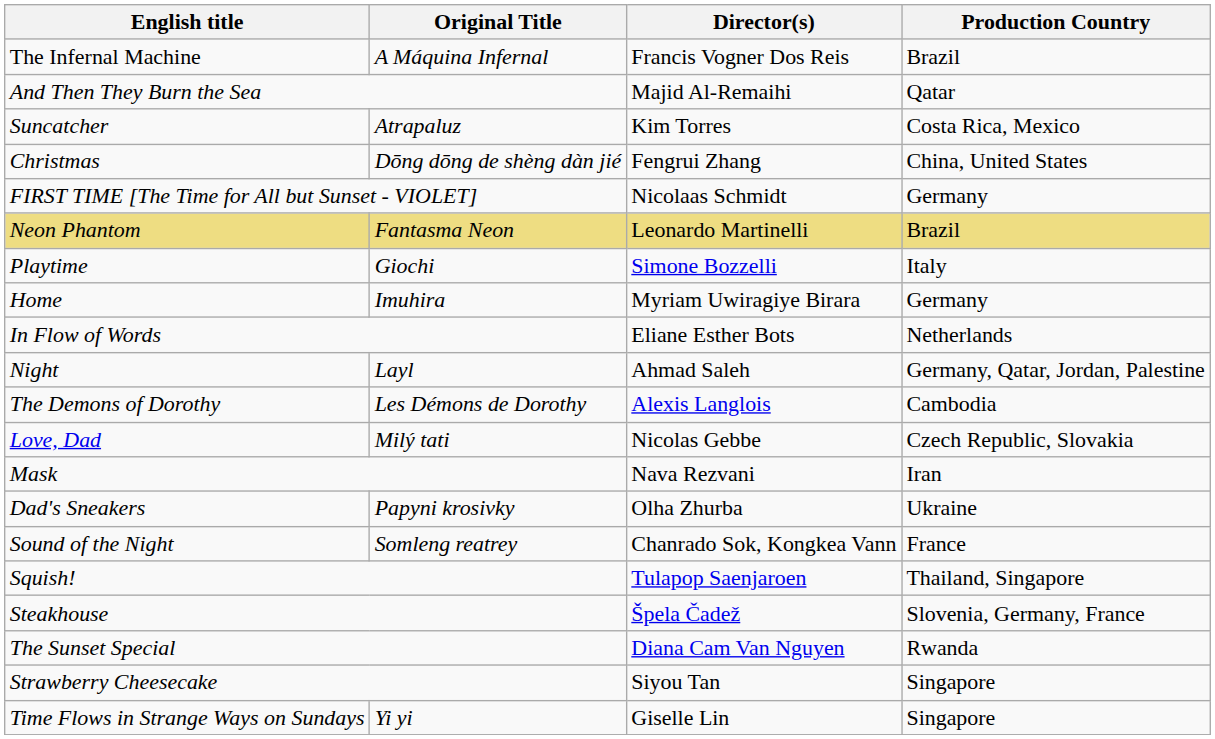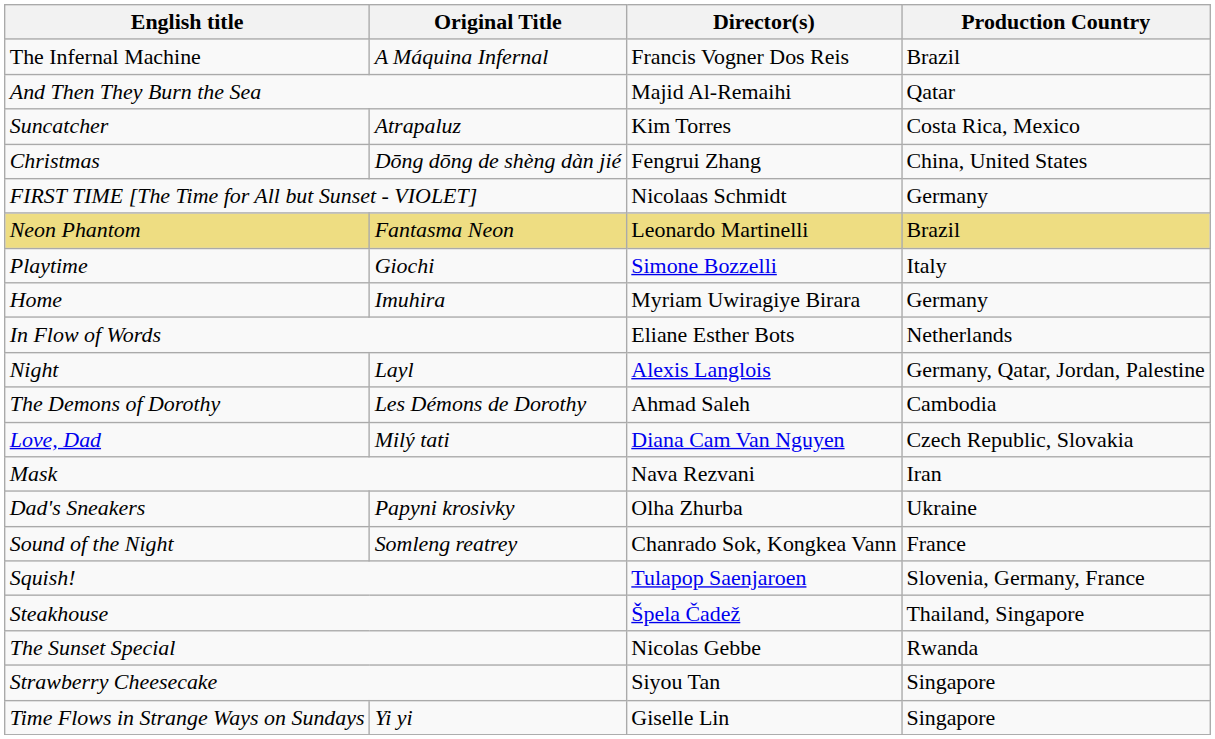(691, 369) Ahmad Saleh -> (701, 369) Alexis Langlois
(701, 404) Alexis Langlois -> (691, 404) Ahmad Saleh
(696, 439) Nicolas Gebbe -> (738, 439) Diana Cam Van Nguyen
(995, 578) Thailand, Singapore -> (1026, 578) Slovenia, Germany, France
(1026, 612) Slovenia, Germany, France -> (995, 612) Thailand, Singapore
(738, 647) Diana Cam Van Nguyen -> (696, 647) Nicolas Gebbe
